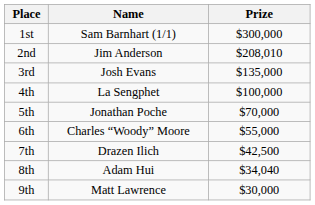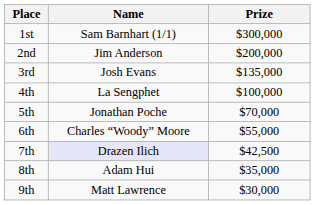(259, 53) $208,010 -> (259, 53) $200,000
(128, 151) no background -> (128, 151) lavender background
(259, 170) $34,040 -> (259, 170) $35,000
